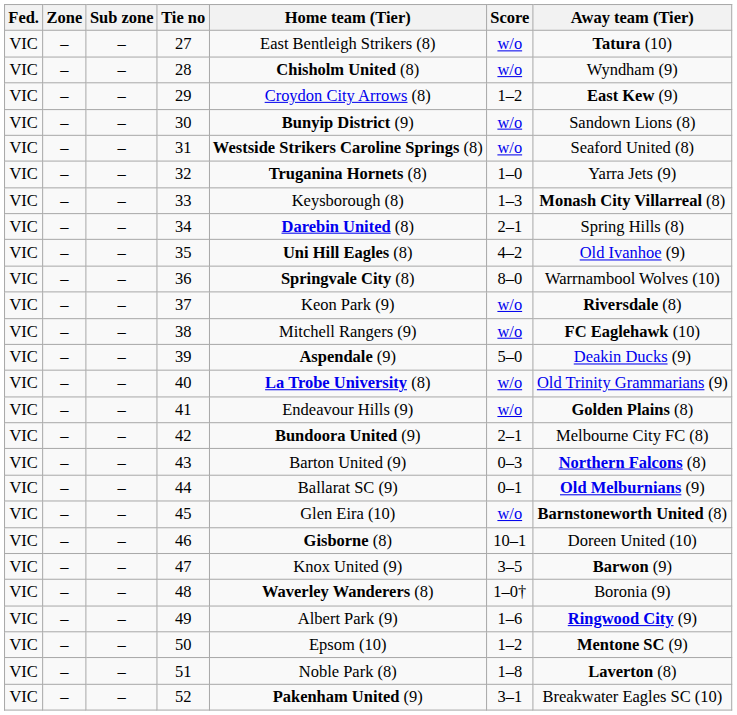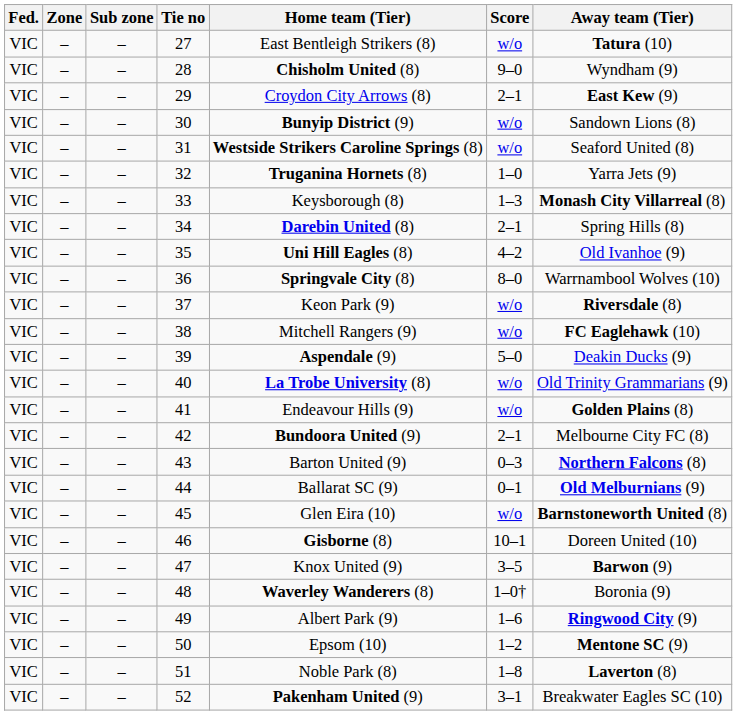(510, 69) w/o -> (510, 69) 9–0
(510, 95) 1–2 -> (510, 95) 2–1
